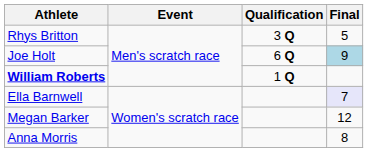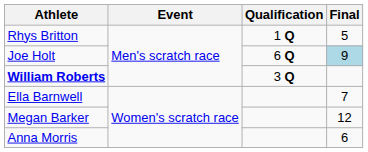(284, 36) 3 Q -> (284, 36) 1 Q
(284, 77) 1 Q -> (284, 77) 3 Q
(345, 97) lavender background -> (345, 97) no background
(345, 138) 8 -> (345, 138) 6
